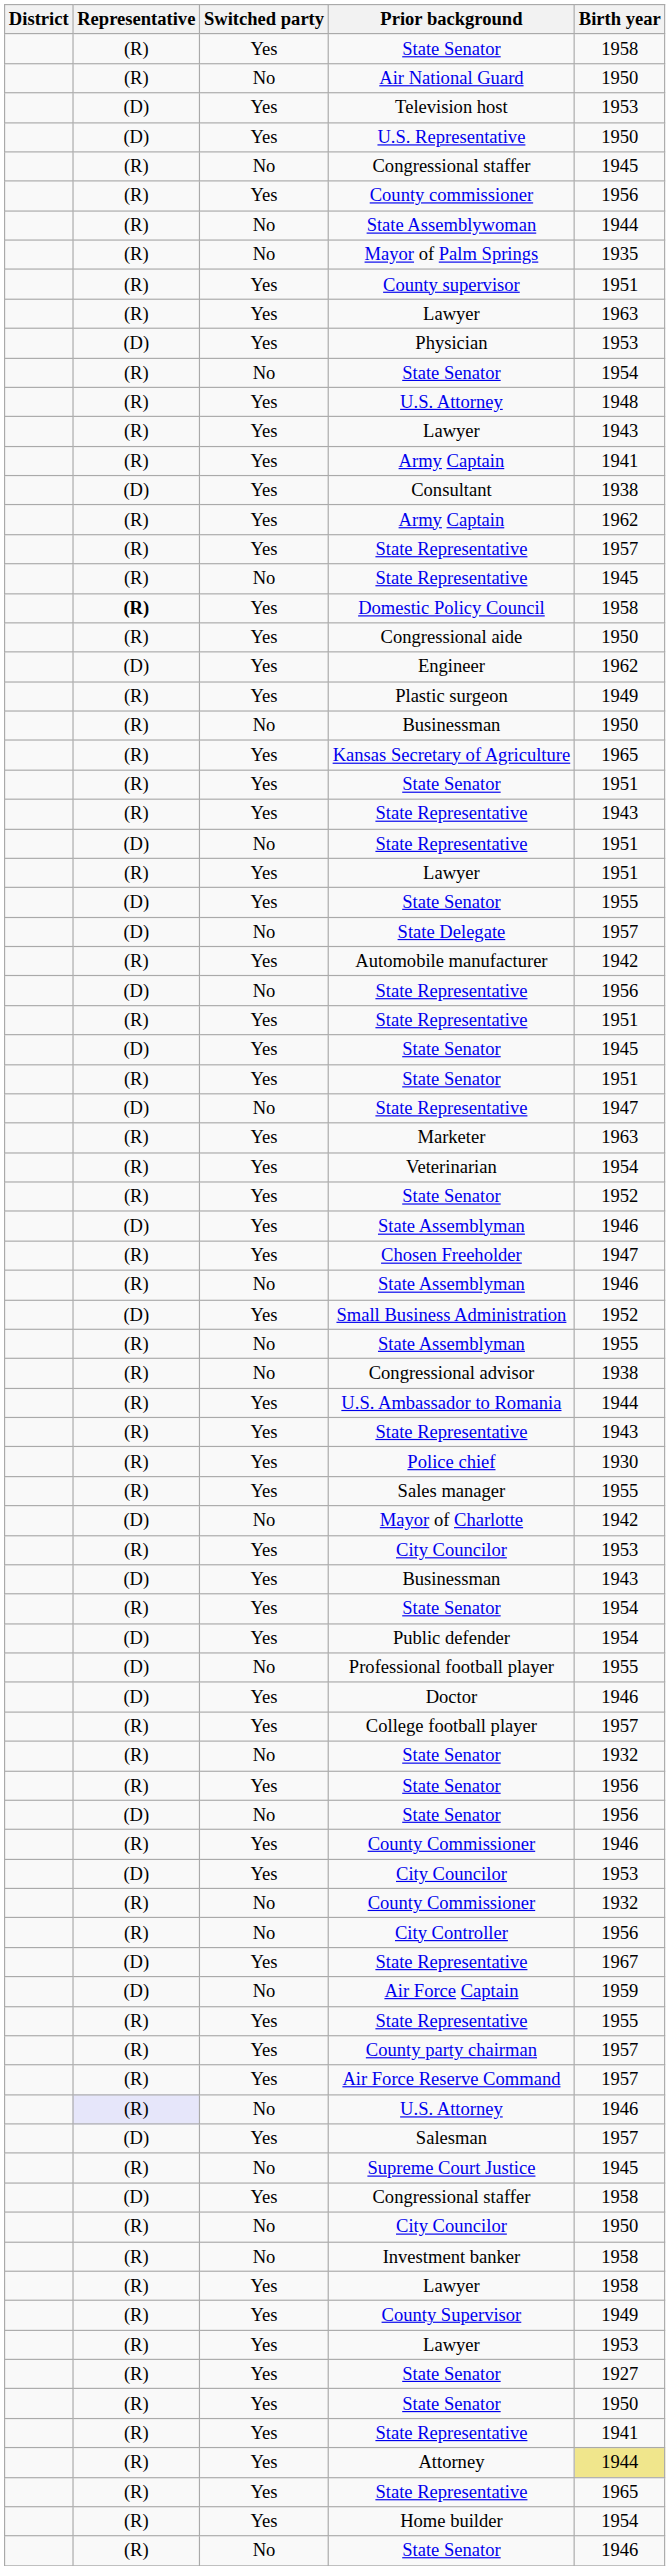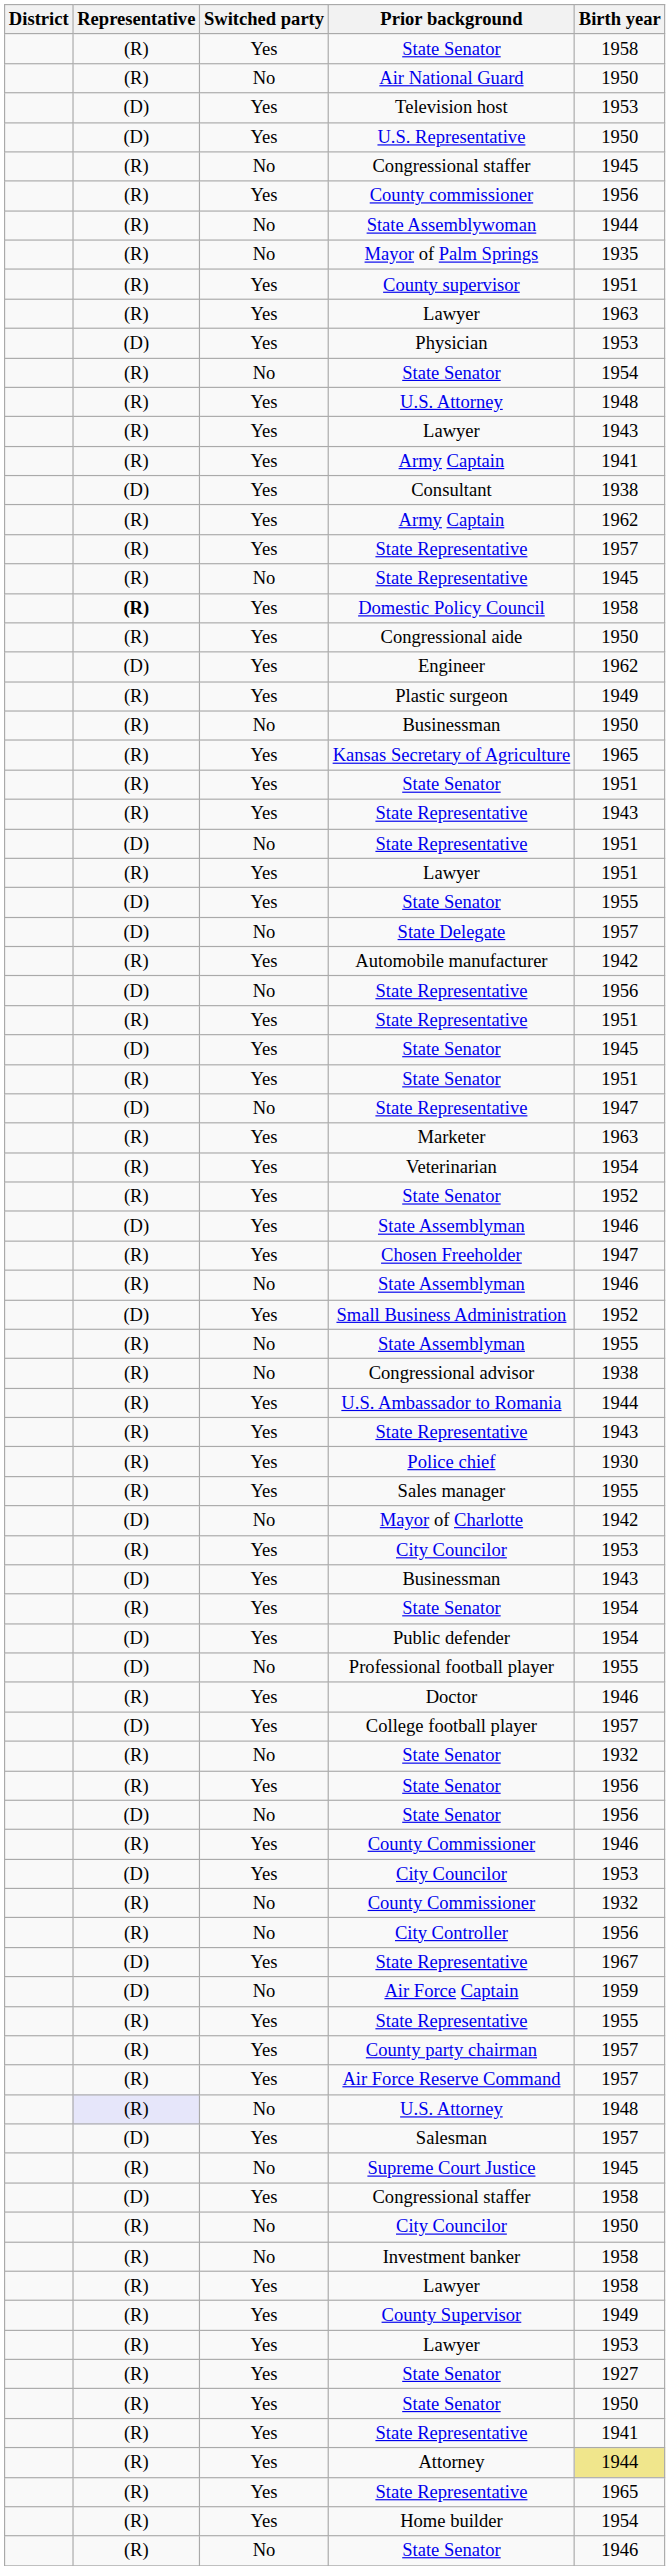(136, 1697) (D) -> (136, 1697) (R)
(136, 1726) (R) -> (136, 1726) (D)
(620, 2109) 1946 -> (620, 2109) 1948
